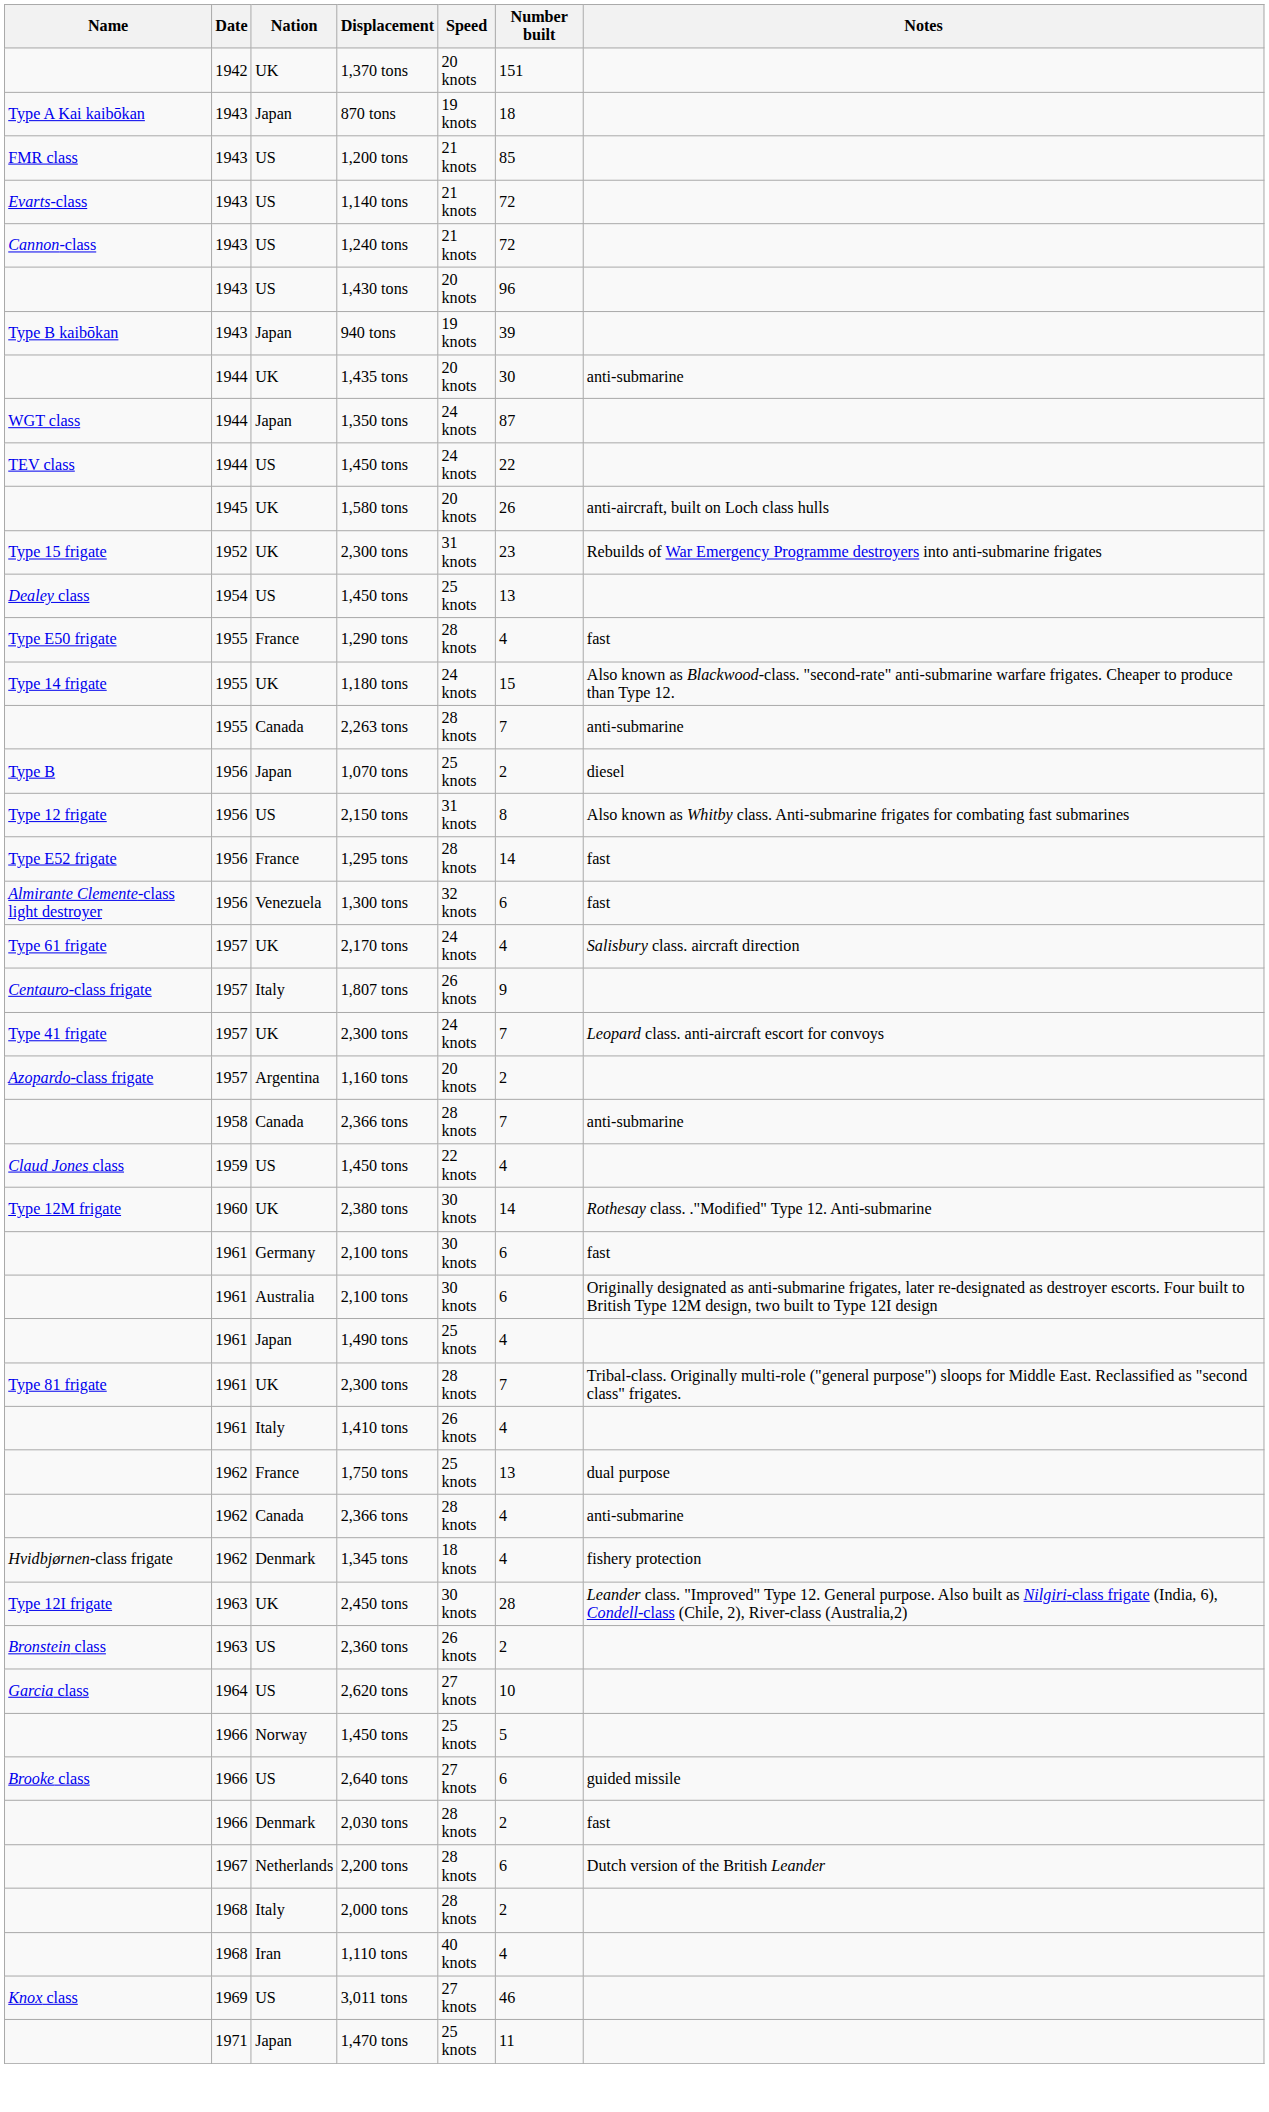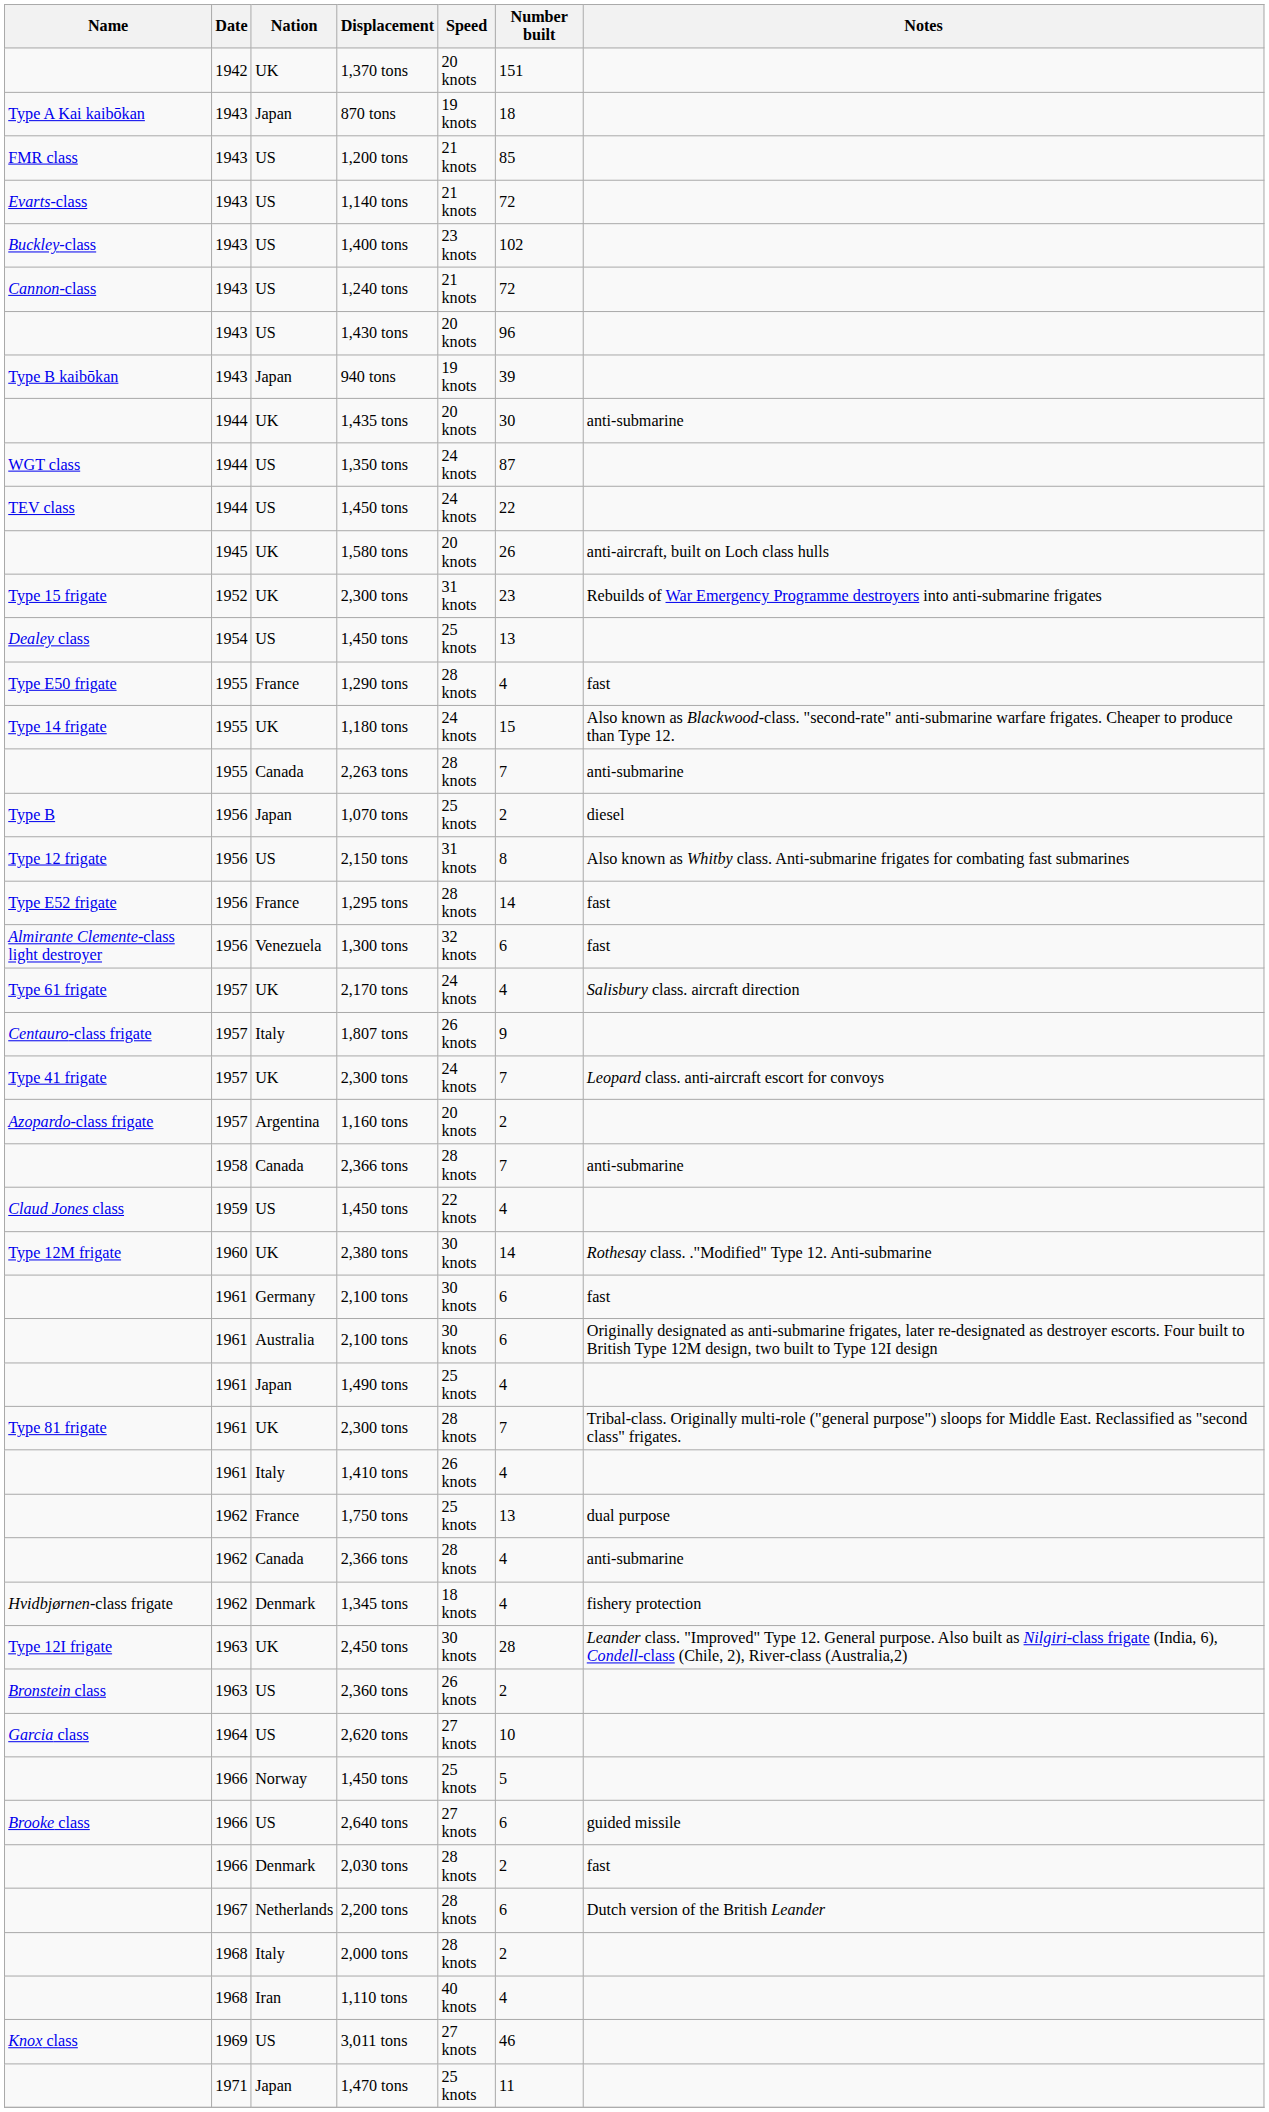+ row: (232, 245)
(274, 420) Japan -> (265, 464) US
